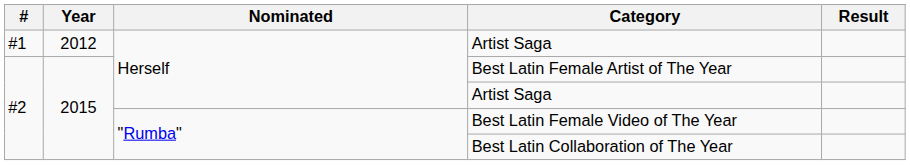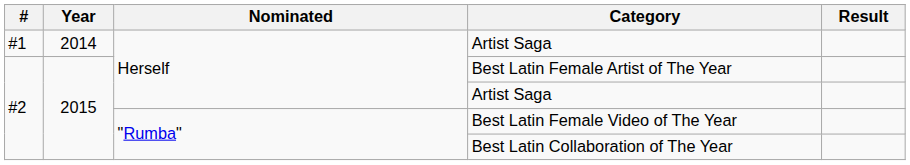(78, 43) 2012 -> (78, 43) 2014
